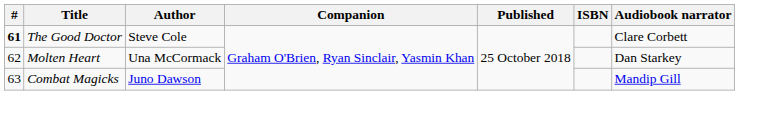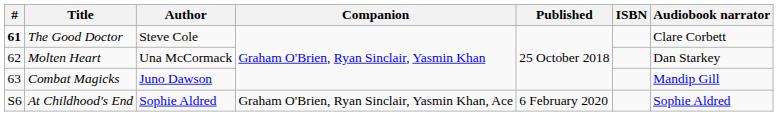+ row: (80, 100)
